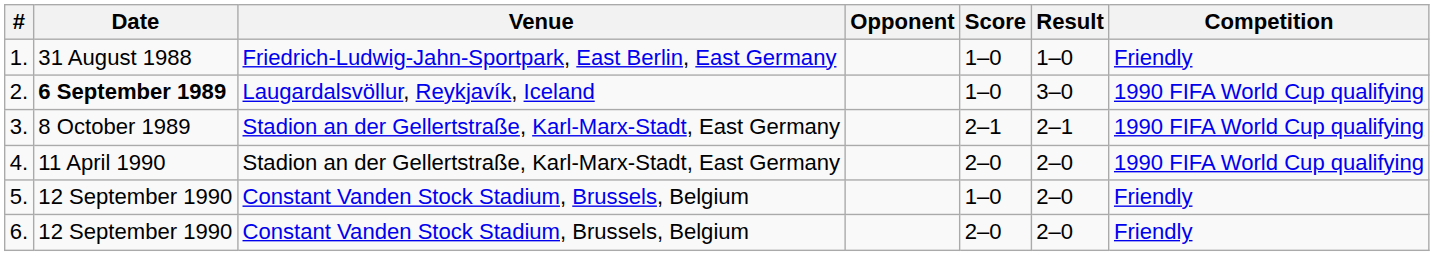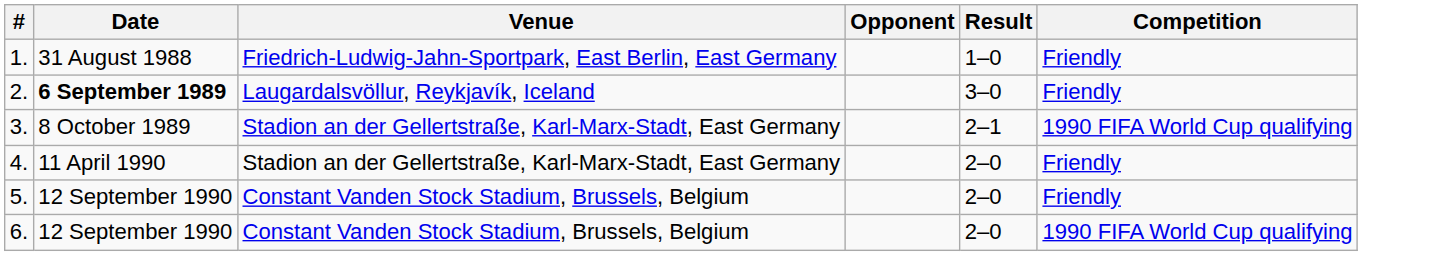- column: (995, 22)
(1269, 92) 1990 FIFA World Cup qualifying -> (1082, 92) Friendly
(1269, 162) 1990 FIFA World Cup qualifying -> (1082, 162) Friendly
(1153, 232) Friendly -> (1197, 232) 1990 FIFA World Cup qualifying
